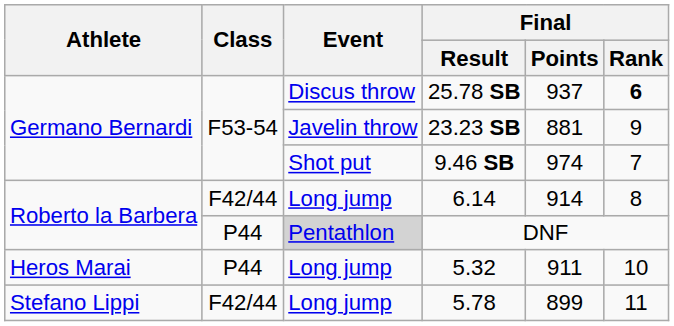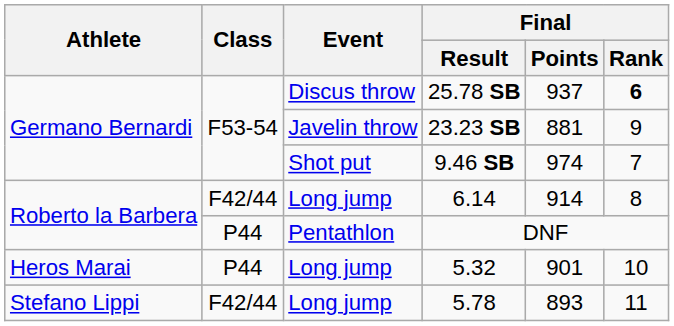(341, 233) lightgrey background -> (341, 233) no background
(565, 268) 911 -> (565, 268) 901
(565, 303) 899 -> (565, 303) 893
